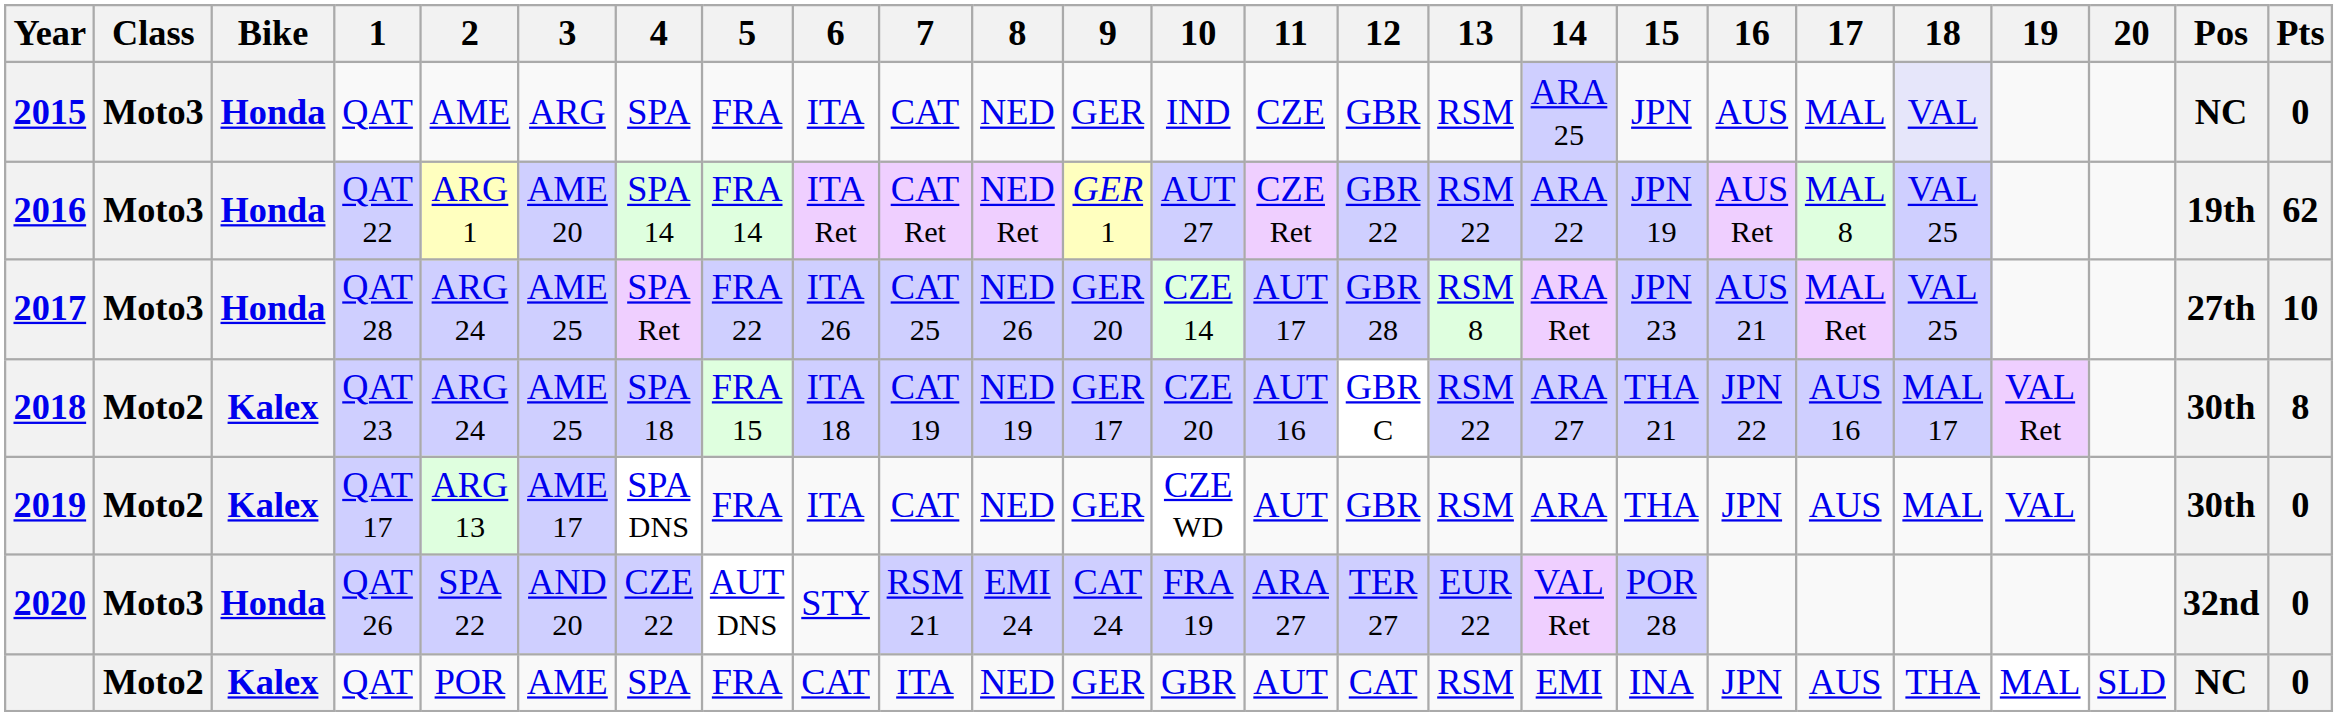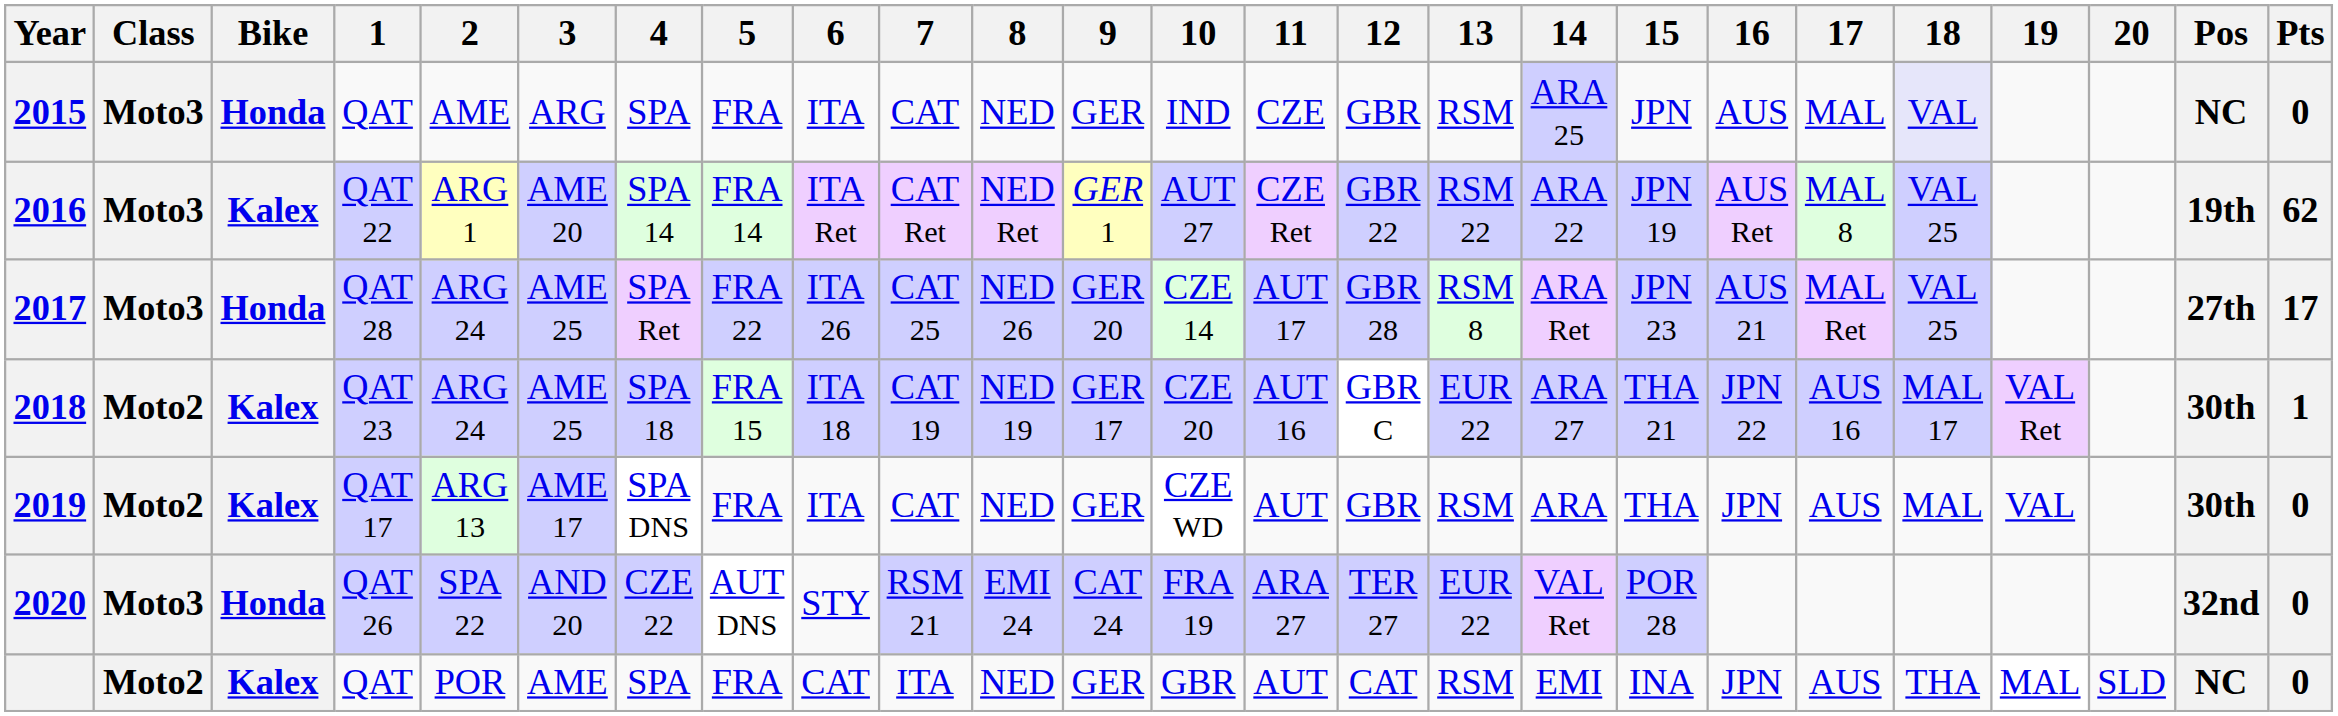(273, 209) Honda -> (273, 209) Kalex
(2300, 308) 10 -> (2300, 308) 17
(1476, 406) RSM 22 -> (1476, 406) EUR 22
(2300, 406) 8 -> (2300, 406) 1
